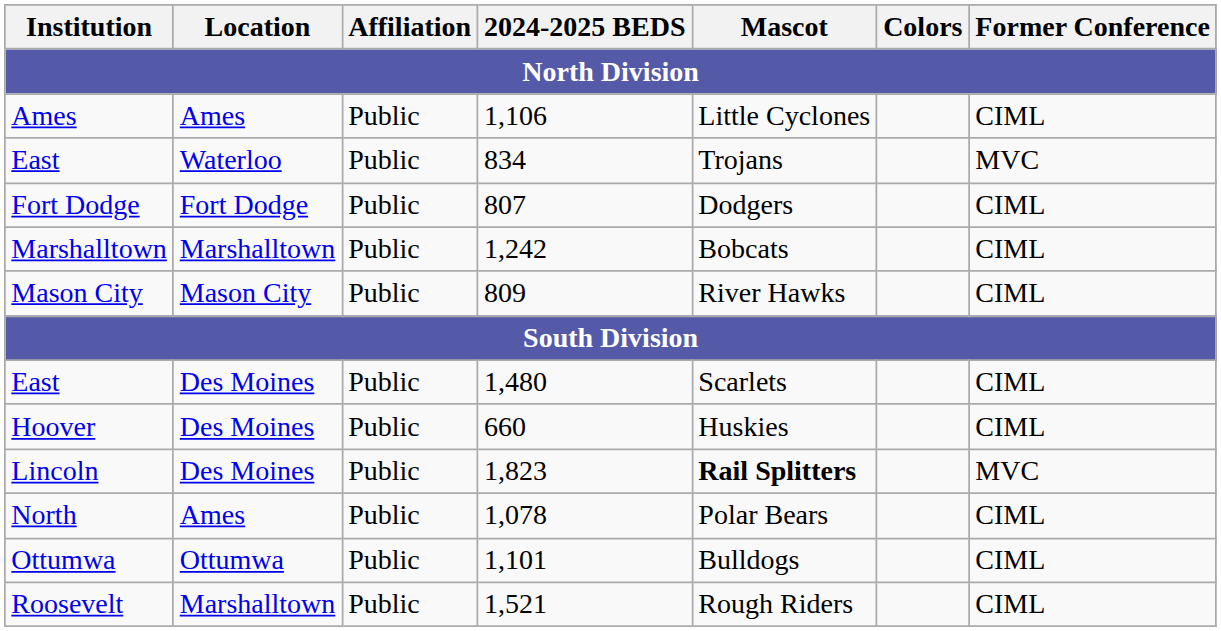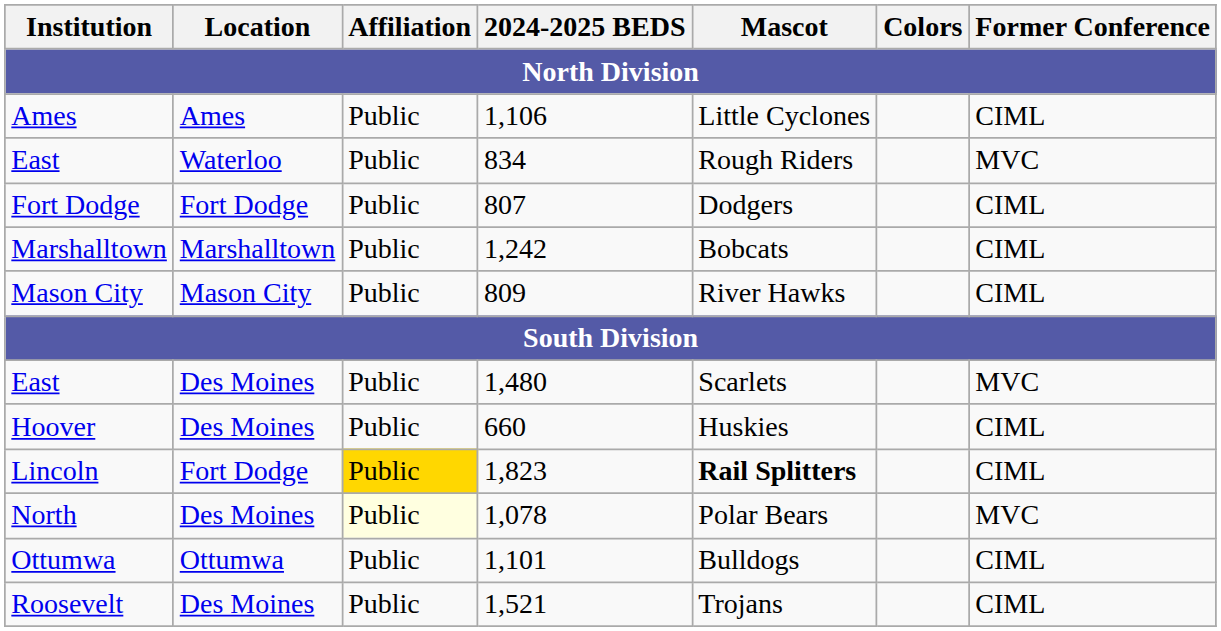(741, 159) Trojans -> (776, 159) Rough Riders
(1010, 381) CIML -> (1007, 381) MVC
(247, 470) Des Moines -> (244, 470) Fort Dodge
(384, 470) no background -> (384, 470) gold background
(1007, 470) MVC -> (1010, 470) CIML
(212, 515) Ames -> (247, 515) Des Moines
(384, 515) no background -> (384, 515) lightyellow background
(1010, 515) CIML -> (1007, 515) MVC
(258, 603) Marshalltown -> (247, 603) Des Moines
(776, 603) Rough Riders -> (741, 603) Trojans
